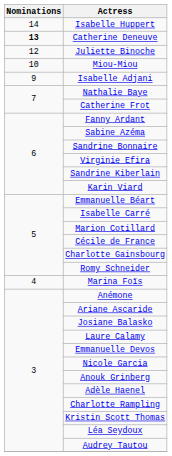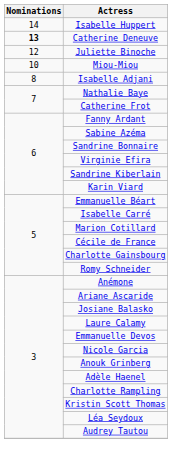(34, 79) 9 -> (34, 79) 8
- row: (115, 282)
